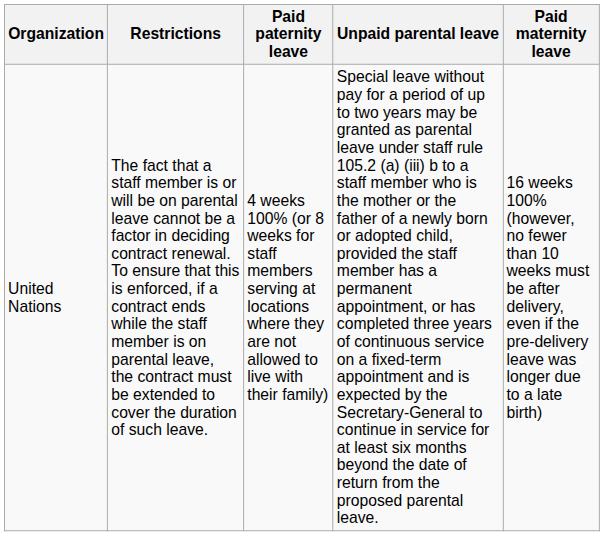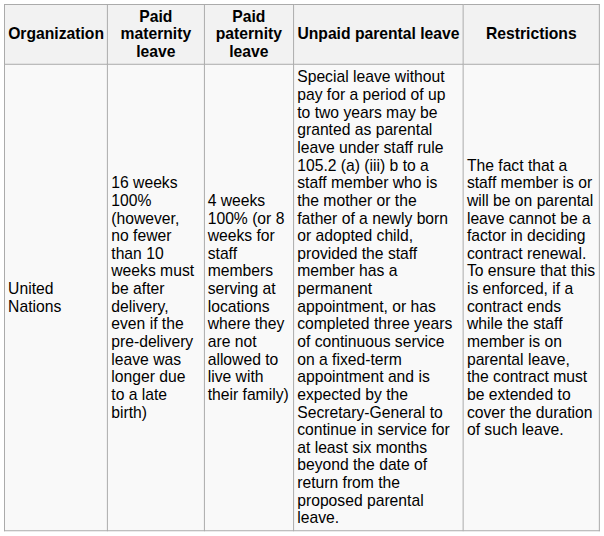columns swapped: (551, 34) <-> (176, 34)
